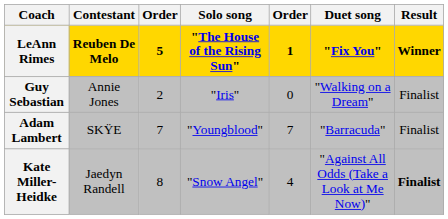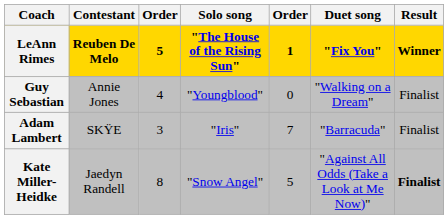(160, 94) 2 -> (160, 94) 4
(225, 94) "Iris" -> (225, 94) "Youngblood"
(160, 130) 7 -> (160, 130) 3
(225, 130) "Youngblood" -> (225, 130) "Iris"
(290, 181) 4 -> (290, 181) 5
